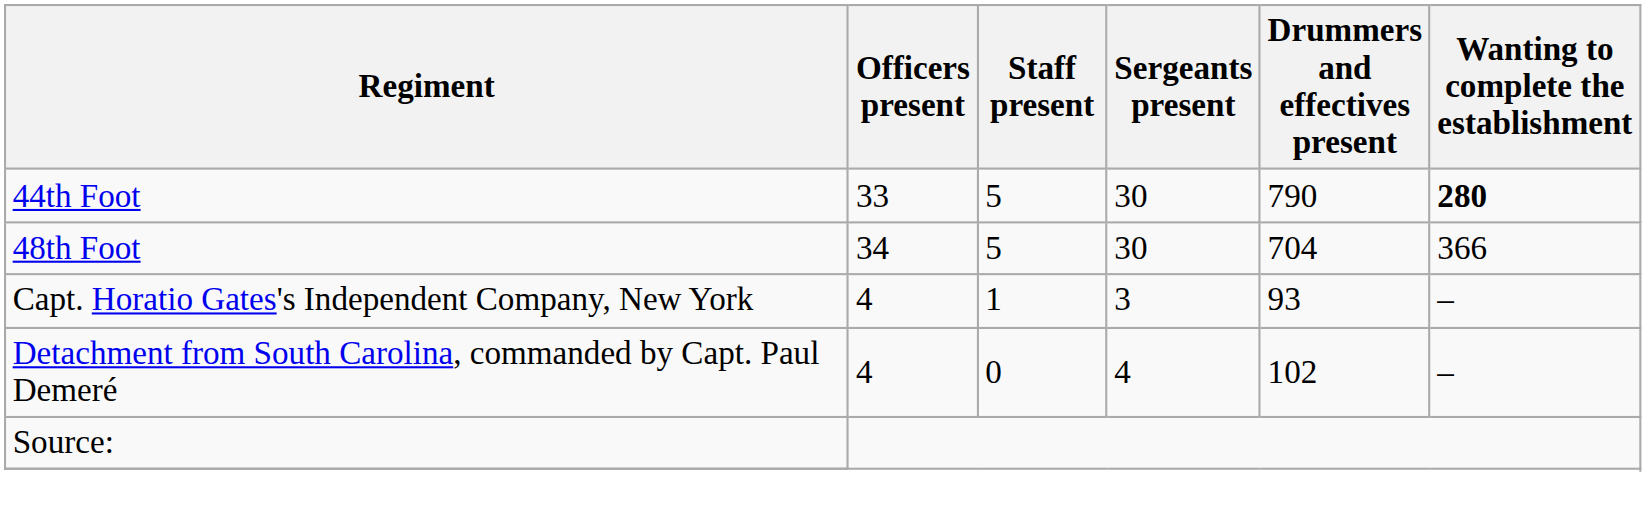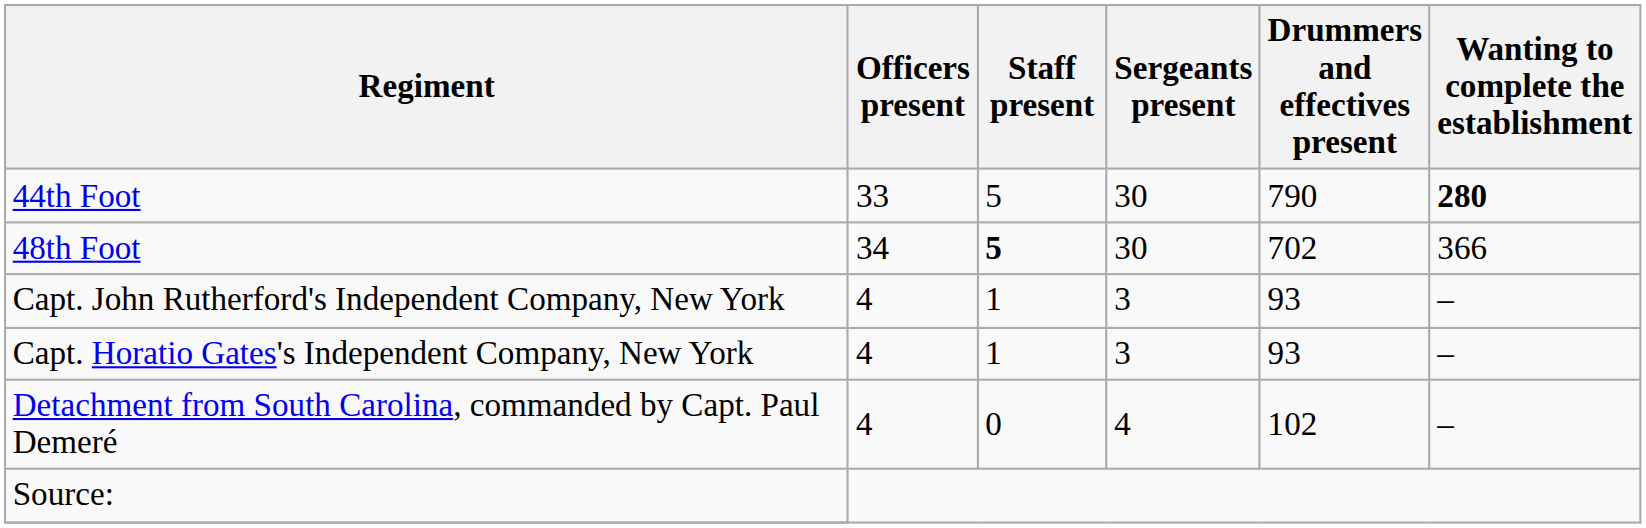(993, 247) normal -> (993, 247) bold
(1292, 247) 704 -> (1292, 247) 702
+ row: (399, 300)
